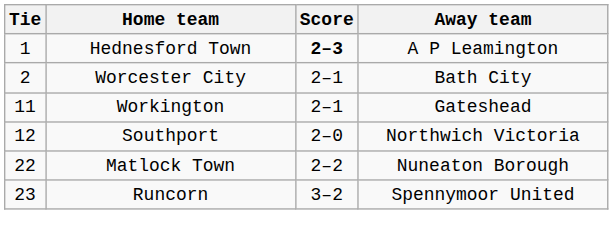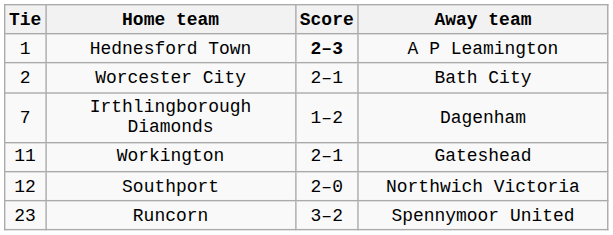+ row: (171, 117)
- row: (171, 166)
